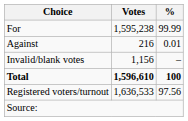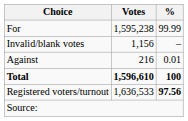rows swapped: (22, 44) <-> (45, 60)
(170, 92) normal -> (170, 92) bold
